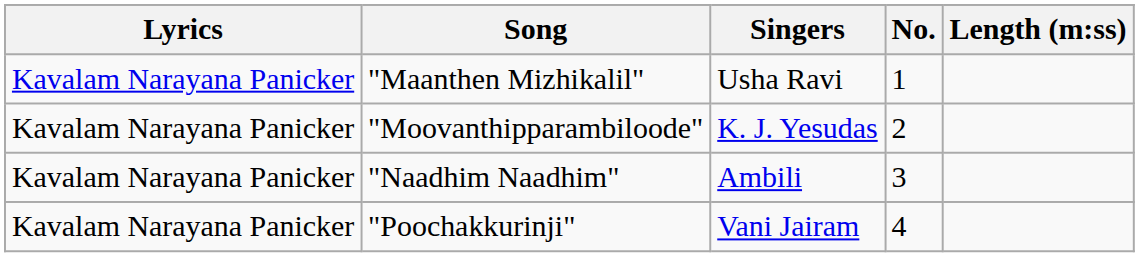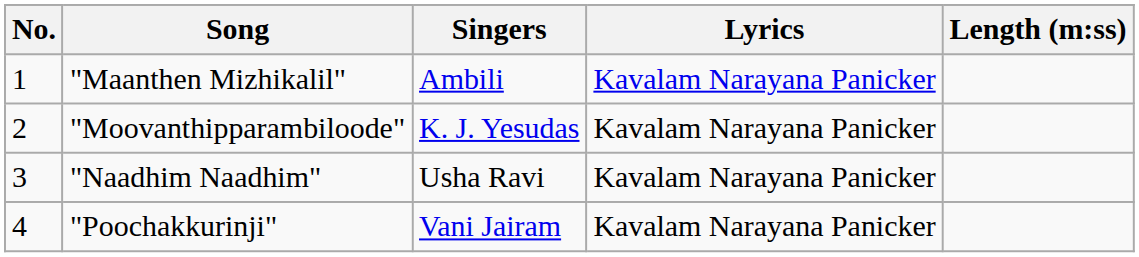columns swapped: (914, 29) <-> (183, 29)
(780, 78) Usha Ravi -> (461, 78) Ambili
(760, 177) Ambili -> (482, 177) Usha Ravi
